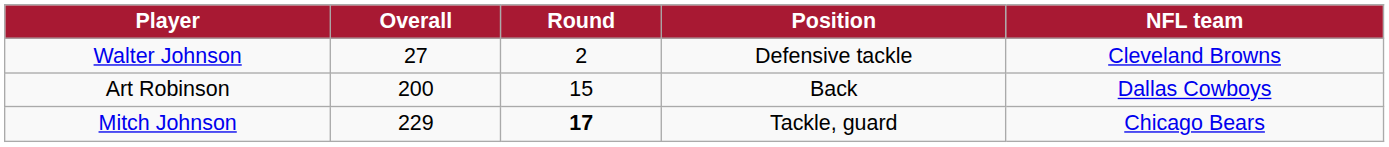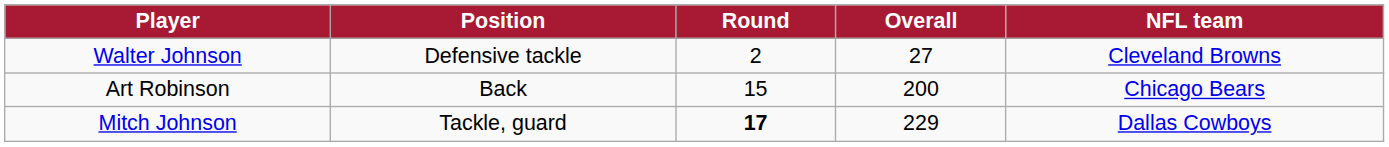columns swapped: (834, 21) <-> (416, 21)
(1195, 89) Dallas Cowboys -> (1195, 89) Chicago Bears
(1195, 123) Chicago Bears -> (1195, 123) Dallas Cowboys
